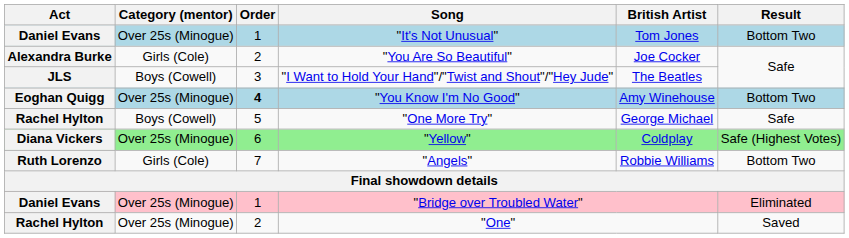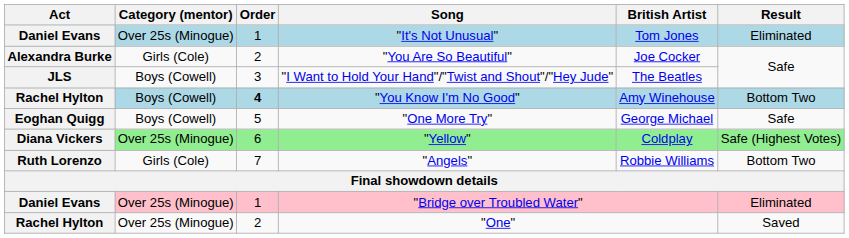(781, 35) Bottom Two -> (781, 35) Eliminated
(60, 98) Eoghan Quigg -> (60, 98) Rachel Hylton
(176, 98) Over 25s (Minogue) -> (176, 98) Boys (Cowell)
(60, 118) Rachel Hylton -> (60, 118) Eoghan Quigg
